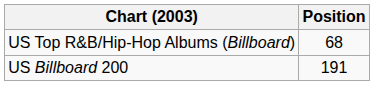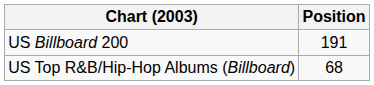rows swapped: (68, 67) <-> (152, 42)
